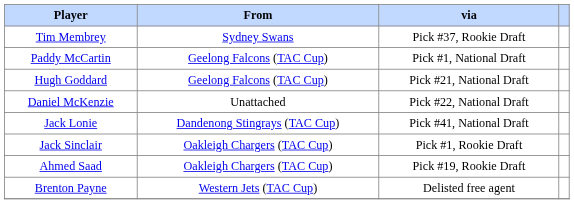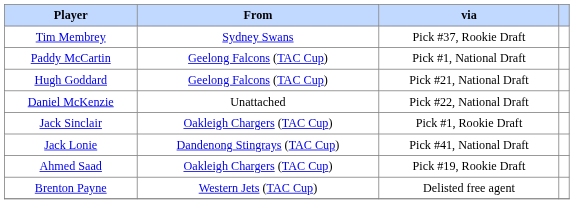rows swapped: (71, 123) <-> (71, 144)
